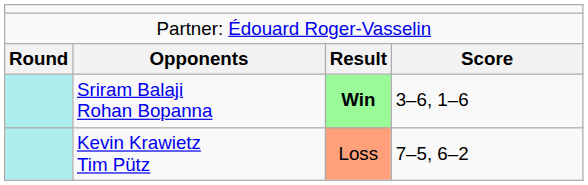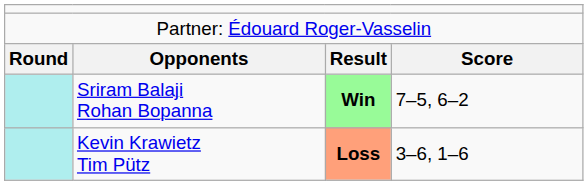(432, 101) 3–6, 1–6 -> (432, 101) 7–5, 6–2
(358, 153) normal -> (358, 153) bold
(432, 153) 7–5, 6–2 -> (432, 153) 3–6, 1–6
